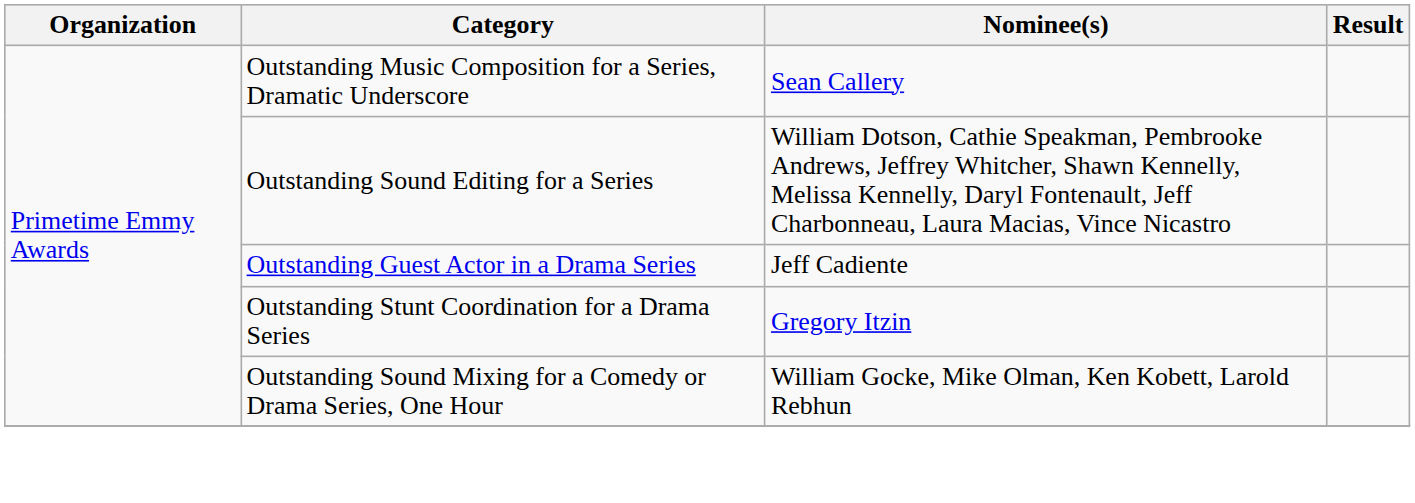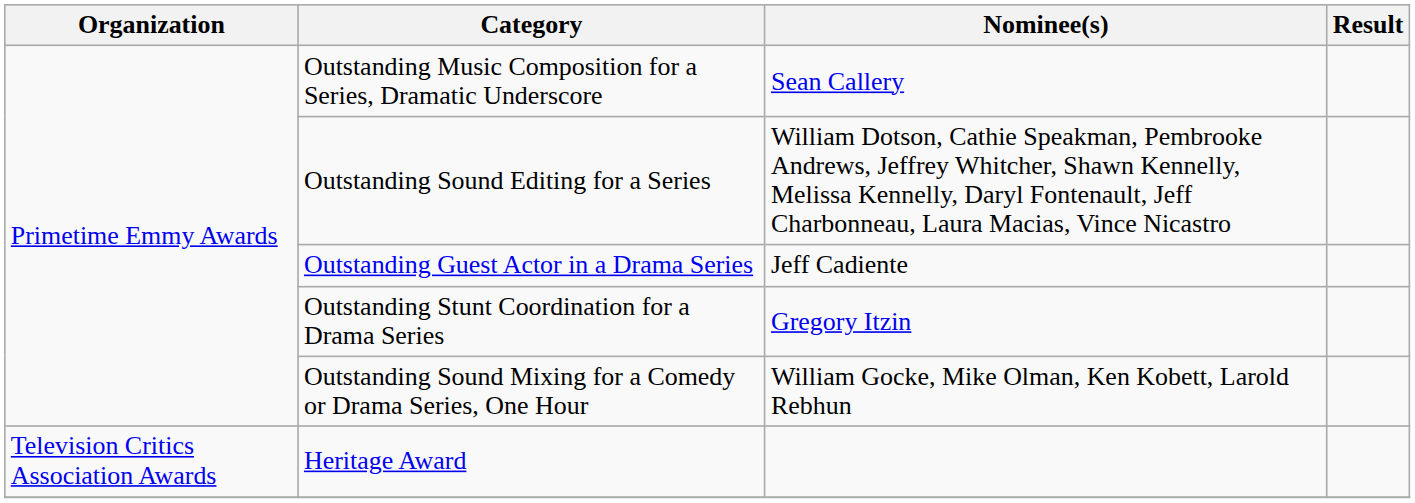+ row: (385, 461)
